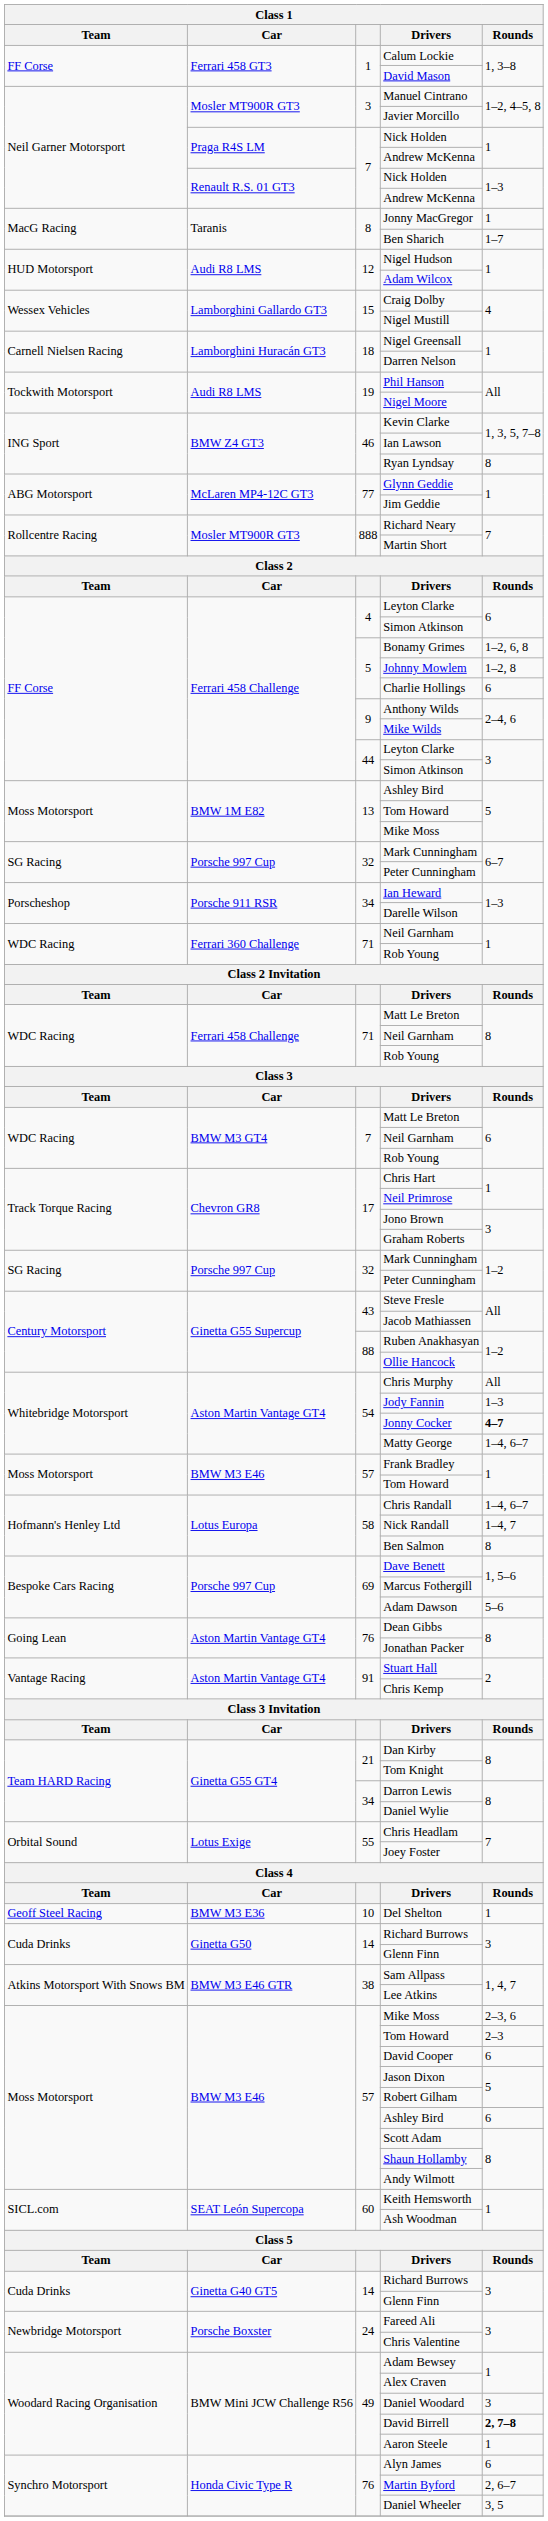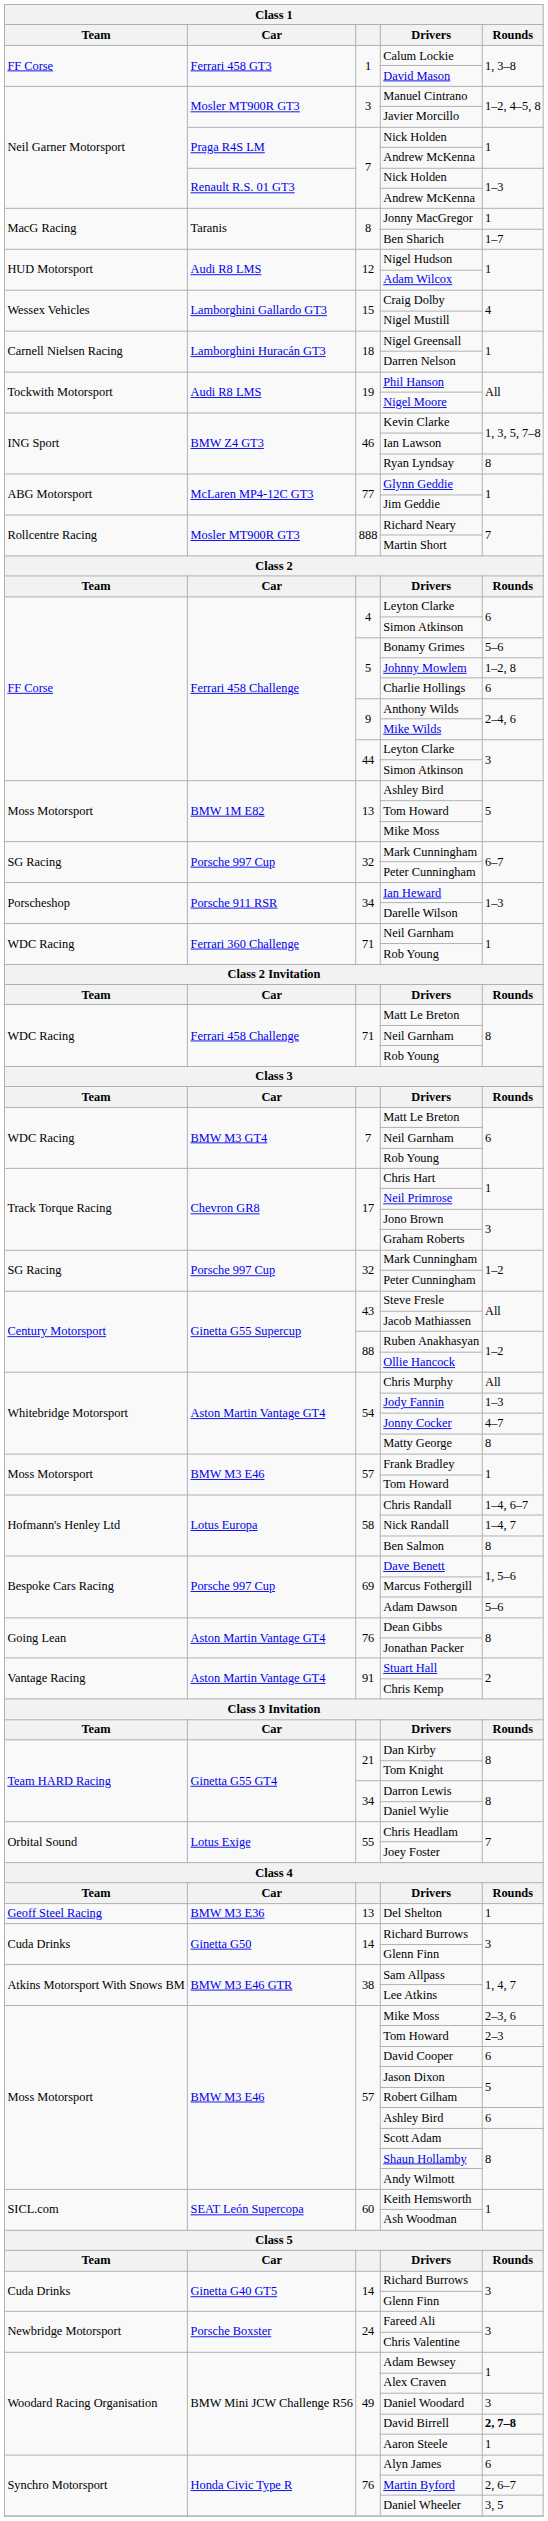(507, 647) 1–2, 6, 8 -> (494, 647) 5–6
(494, 1423) bold -> (494, 1423) normal
(507, 1443) 1–4, 6–7 -> (488, 1443) 8
(368, 1913) 10 -> (368, 1913) 13
